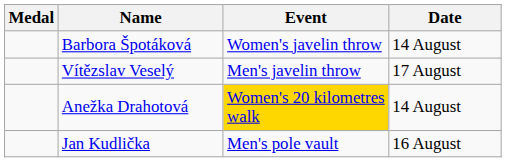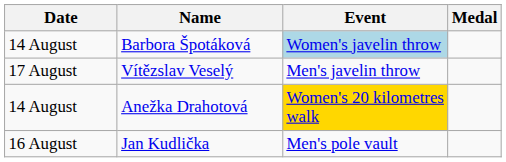columns swapped: (31, 17) <-> (445, 17)
(304, 44) no background -> (364, 44) lightblue background
